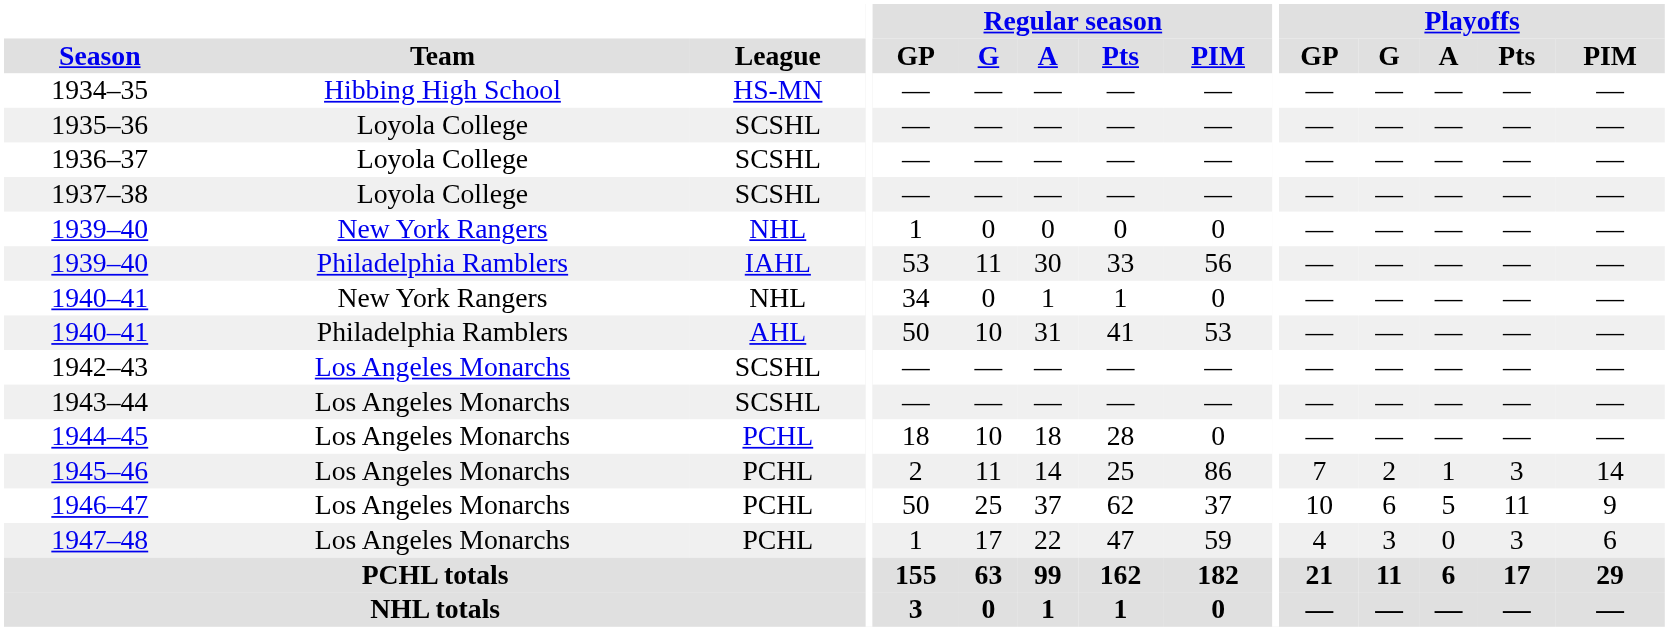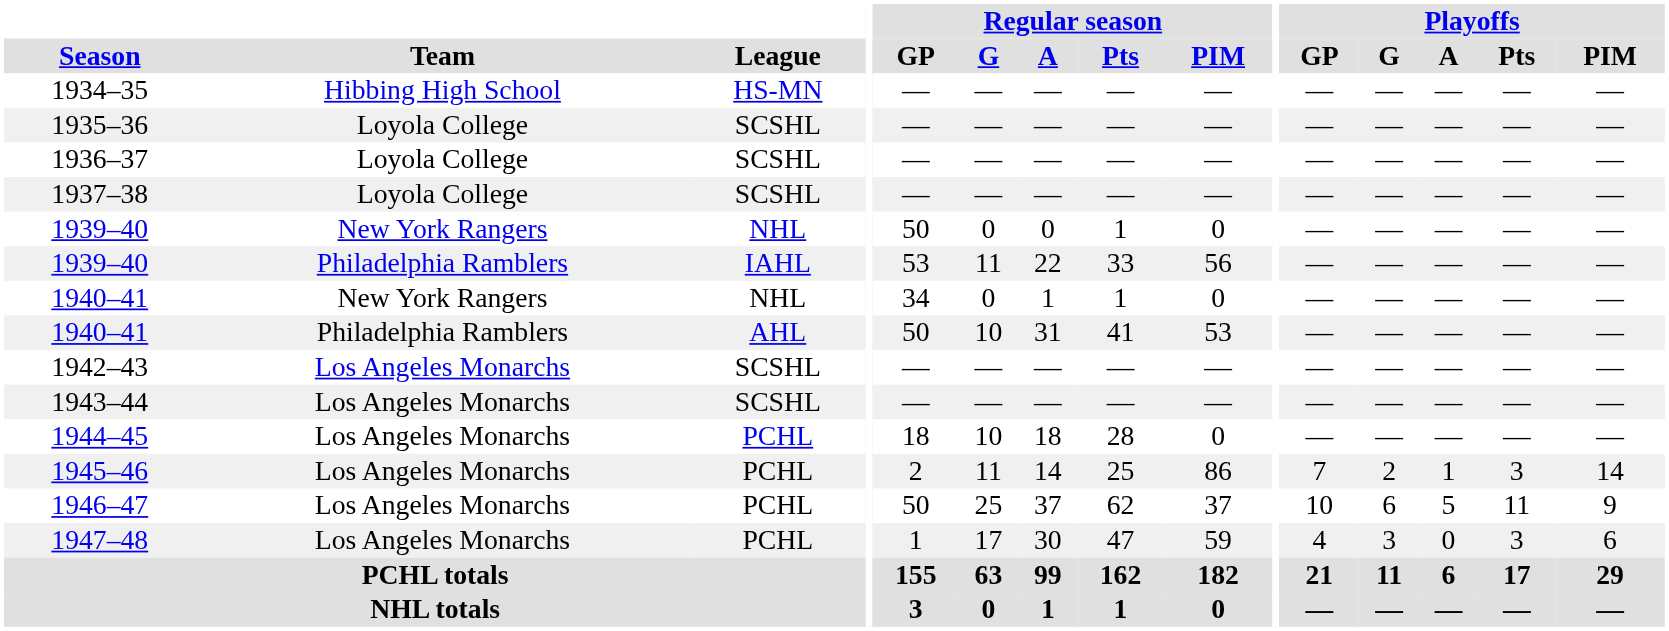(916, 228) 1 -> (916, 228) 50
(1121, 228) 0 -> (1121, 228) 1
(1048, 263) 30 -> (1048, 263) 22
(1048, 539) 22 -> (1048, 539) 30
